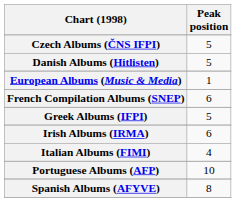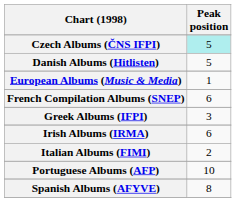(209, 44) no background -> (209, 44) paleturquoise background
(209, 116) 5 -> (209, 116) 3
(209, 152) 4 -> (209, 152) 2
